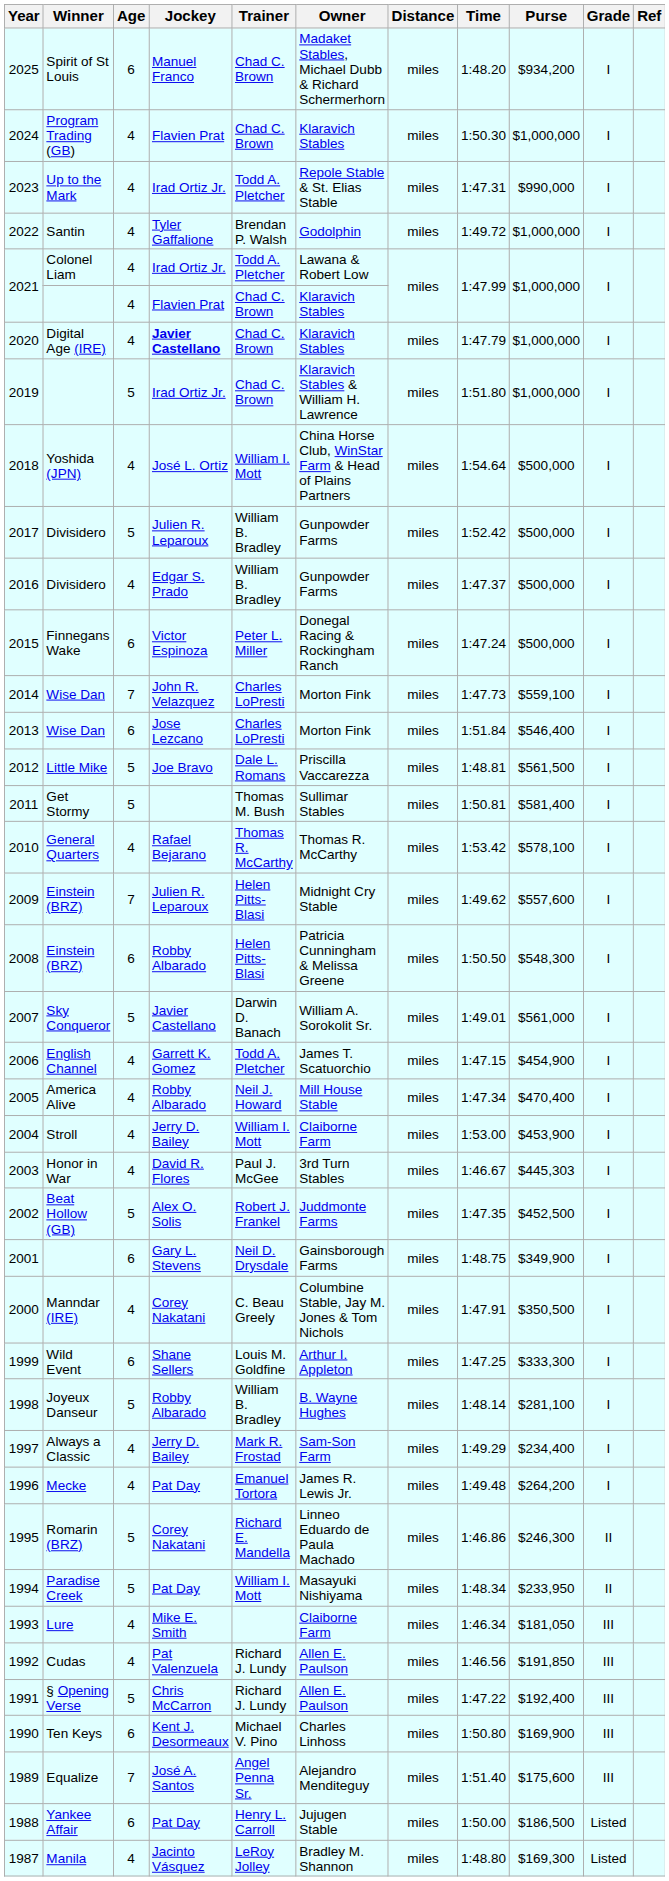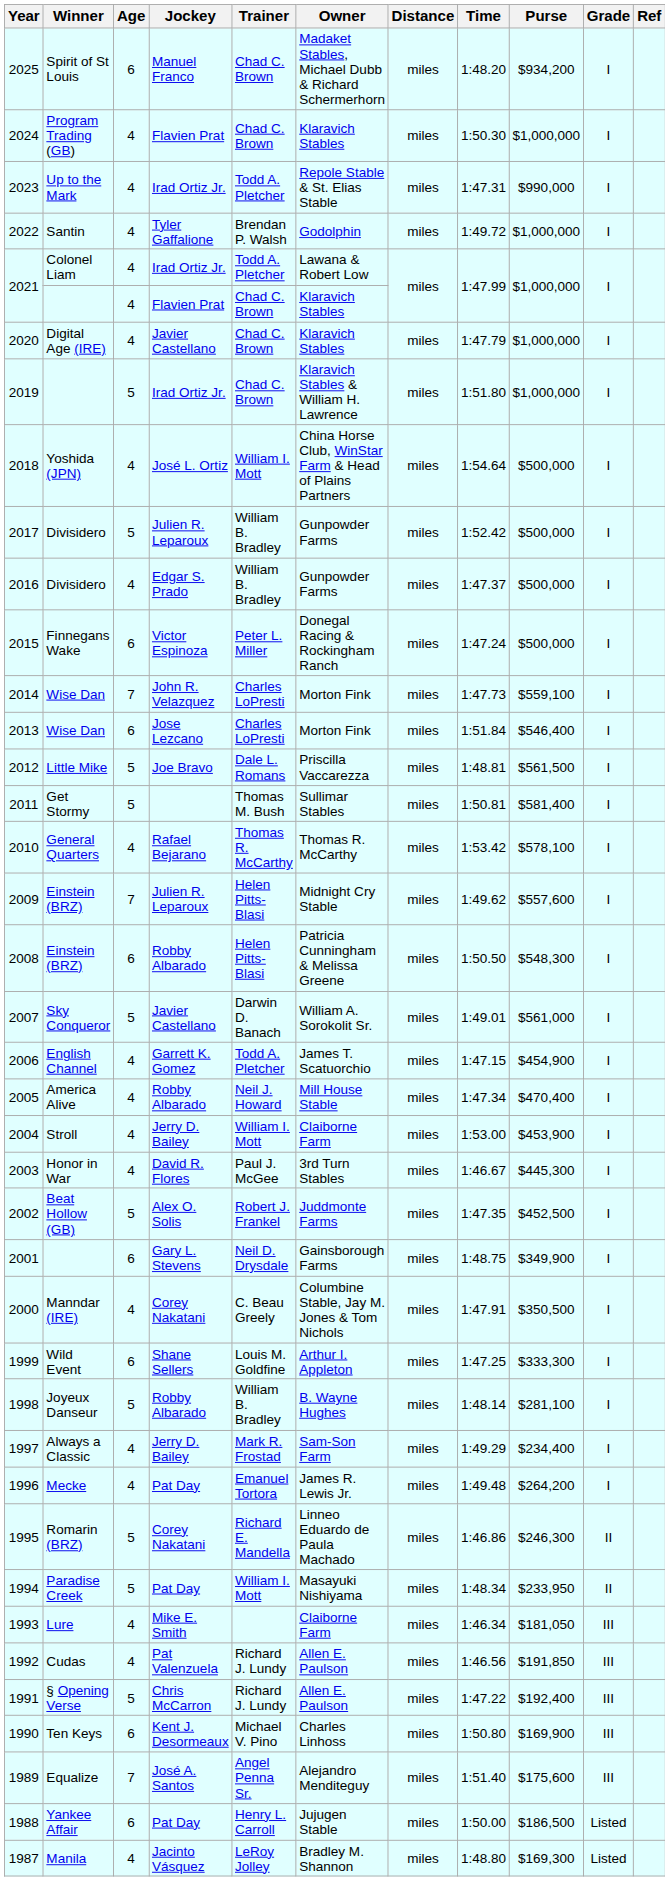(186, 340) bold -> (184, 340) normal
(546, 1170) $445,303 -> (546, 1170) $445,300
